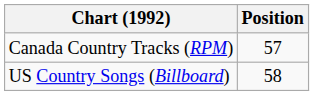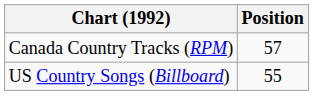(273, 76) 58 -> (273, 76) 55
